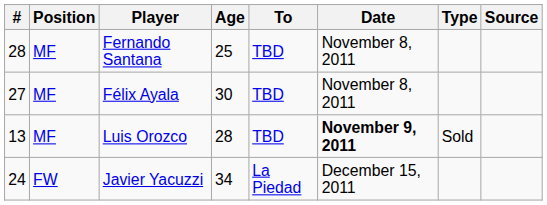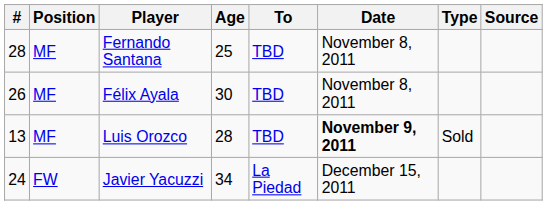(17, 94) 27 -> (17, 94) 26
